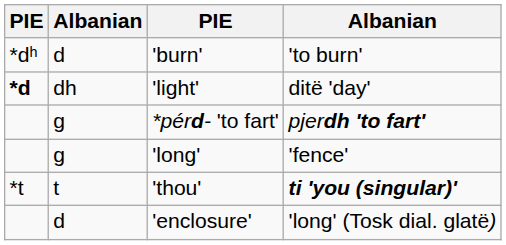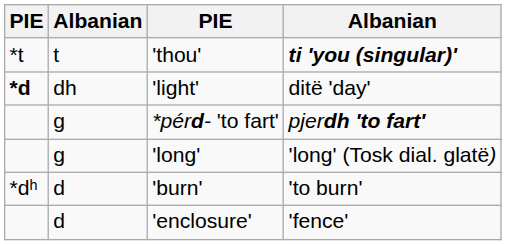rows swapped: (177, 188) <-> (177, 54)
(318, 155) 'fence' -> (392, 155) 'long' (Tosk dial. glatë)
(392, 222) 'long' (Tosk dial. glatë) -> (318, 222) 'fence'
